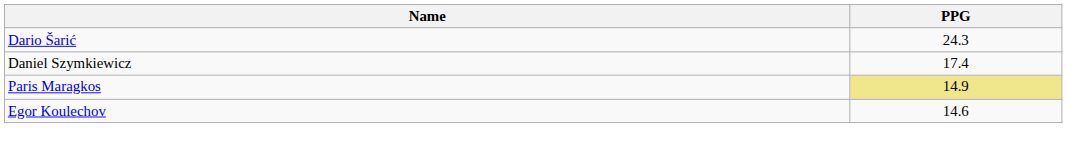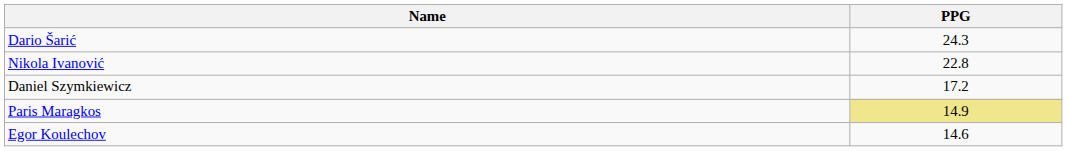+ row: (56, 63)
(956, 63) 17.4 -> (956, 87) 17.2
